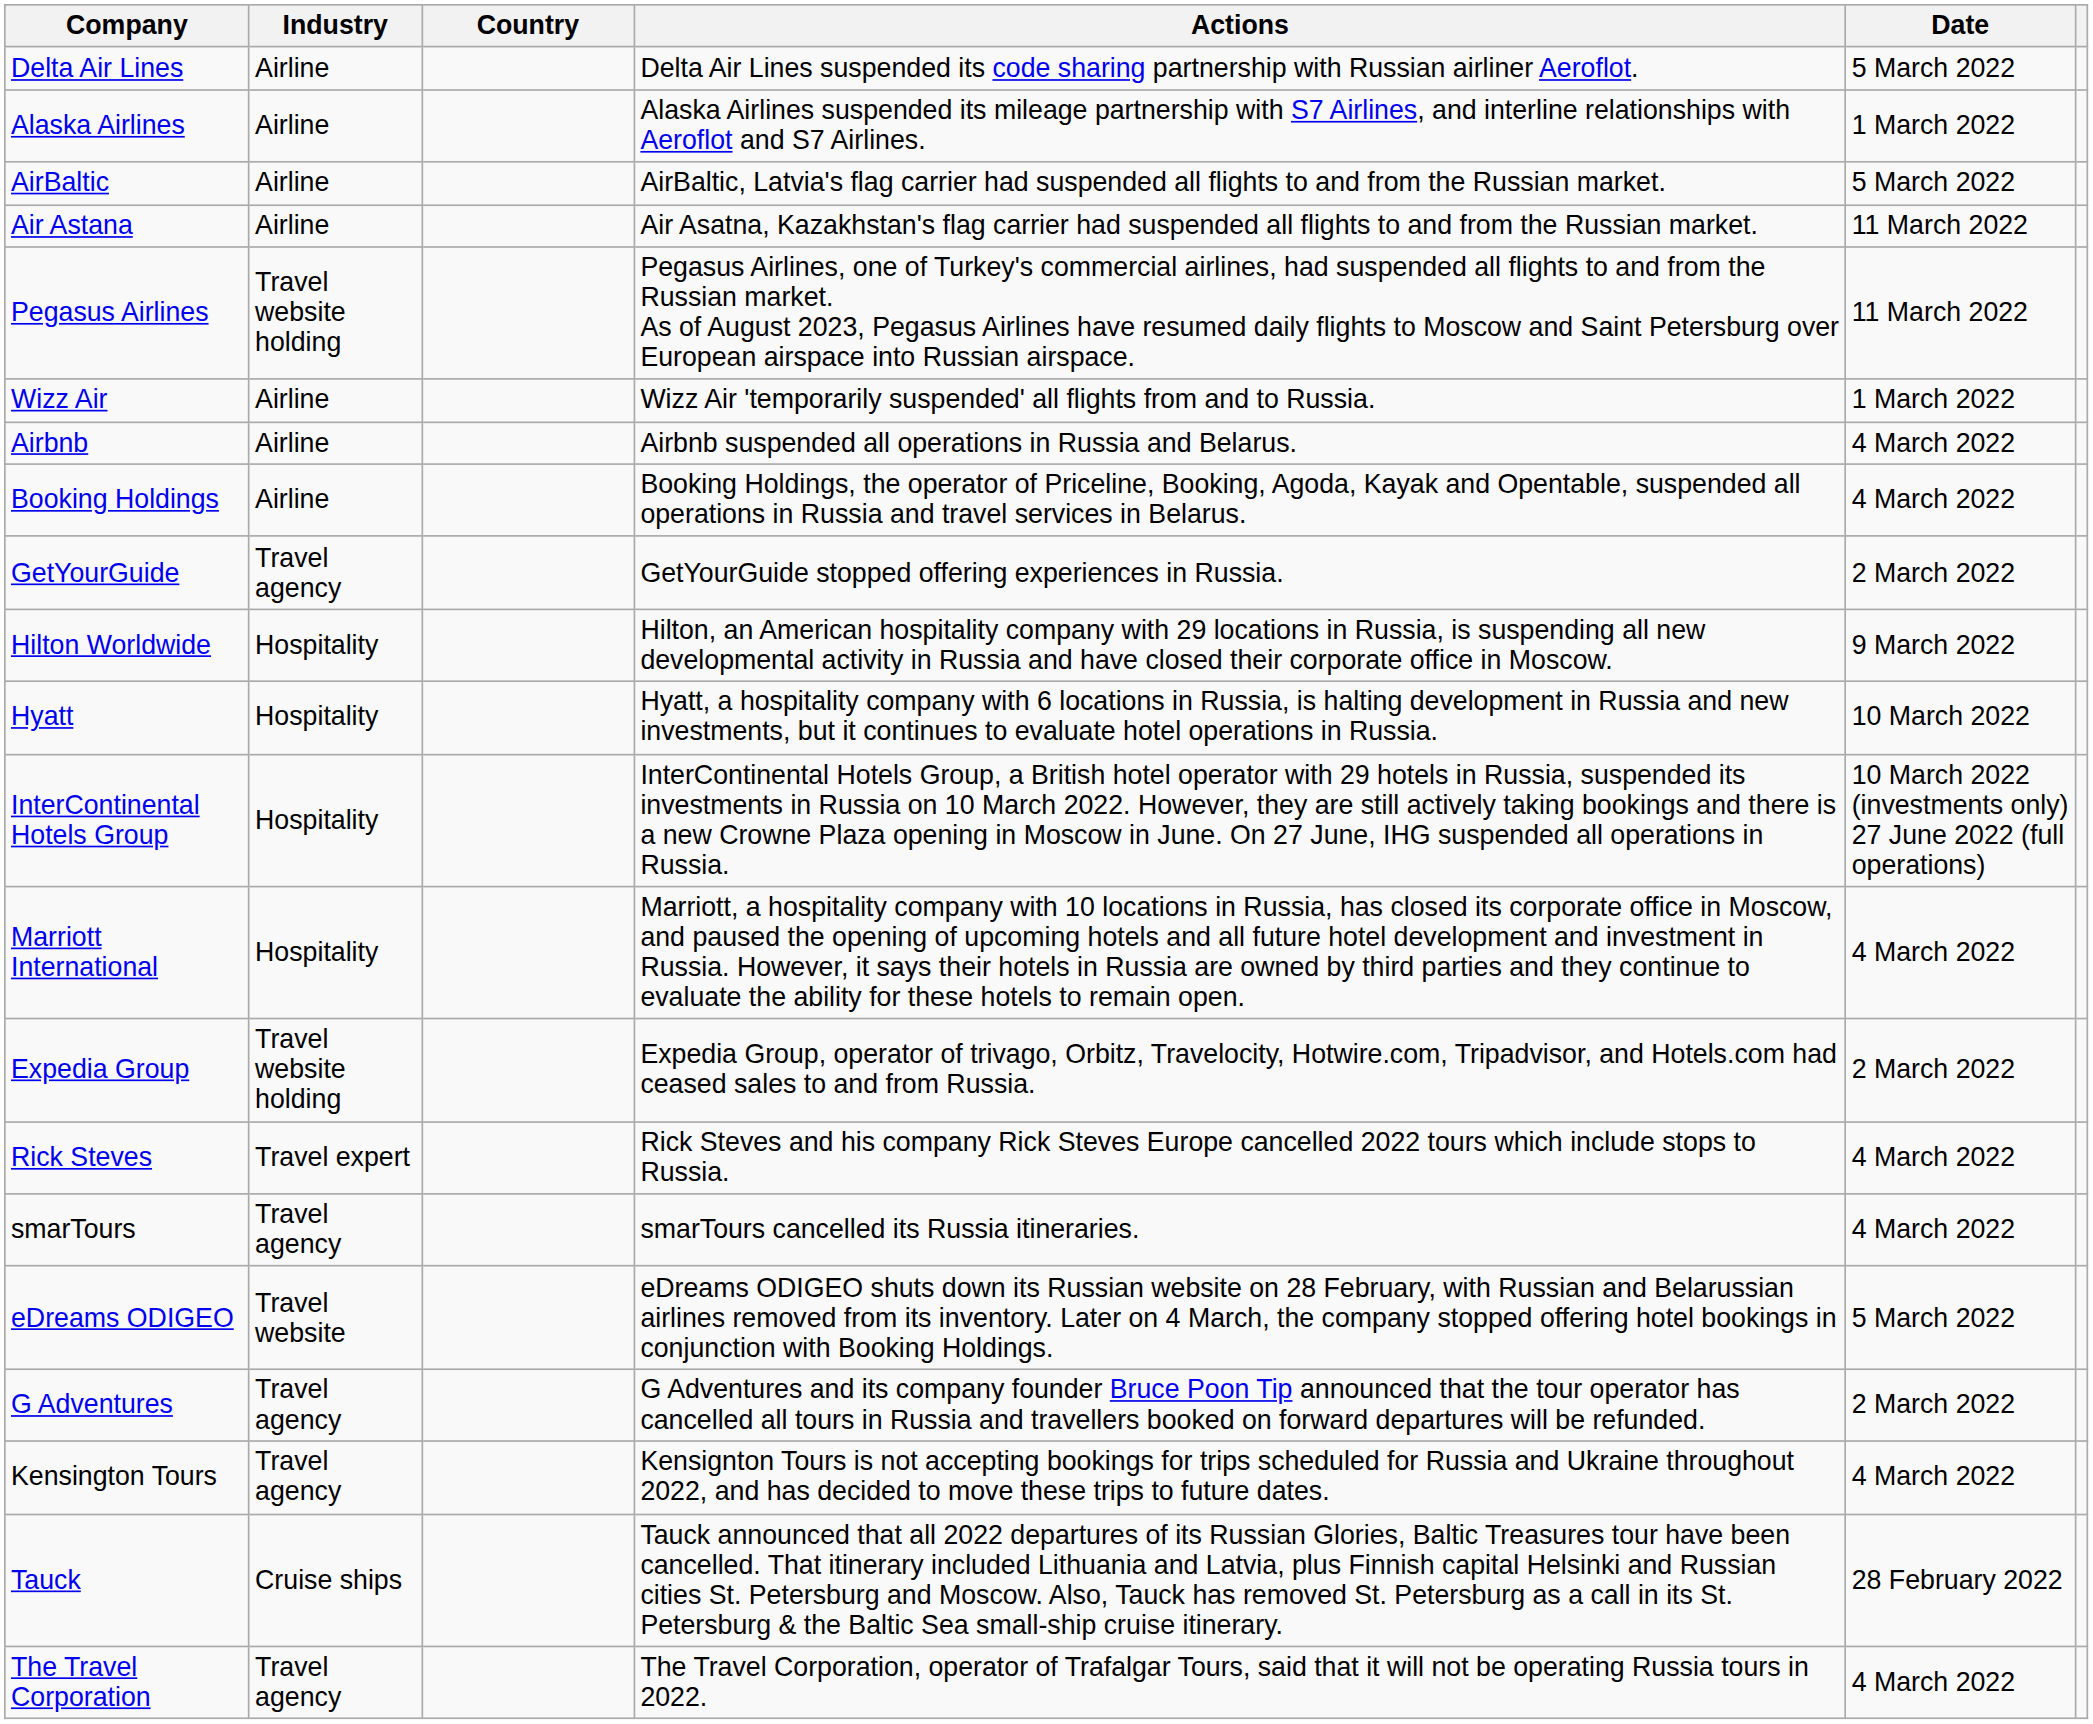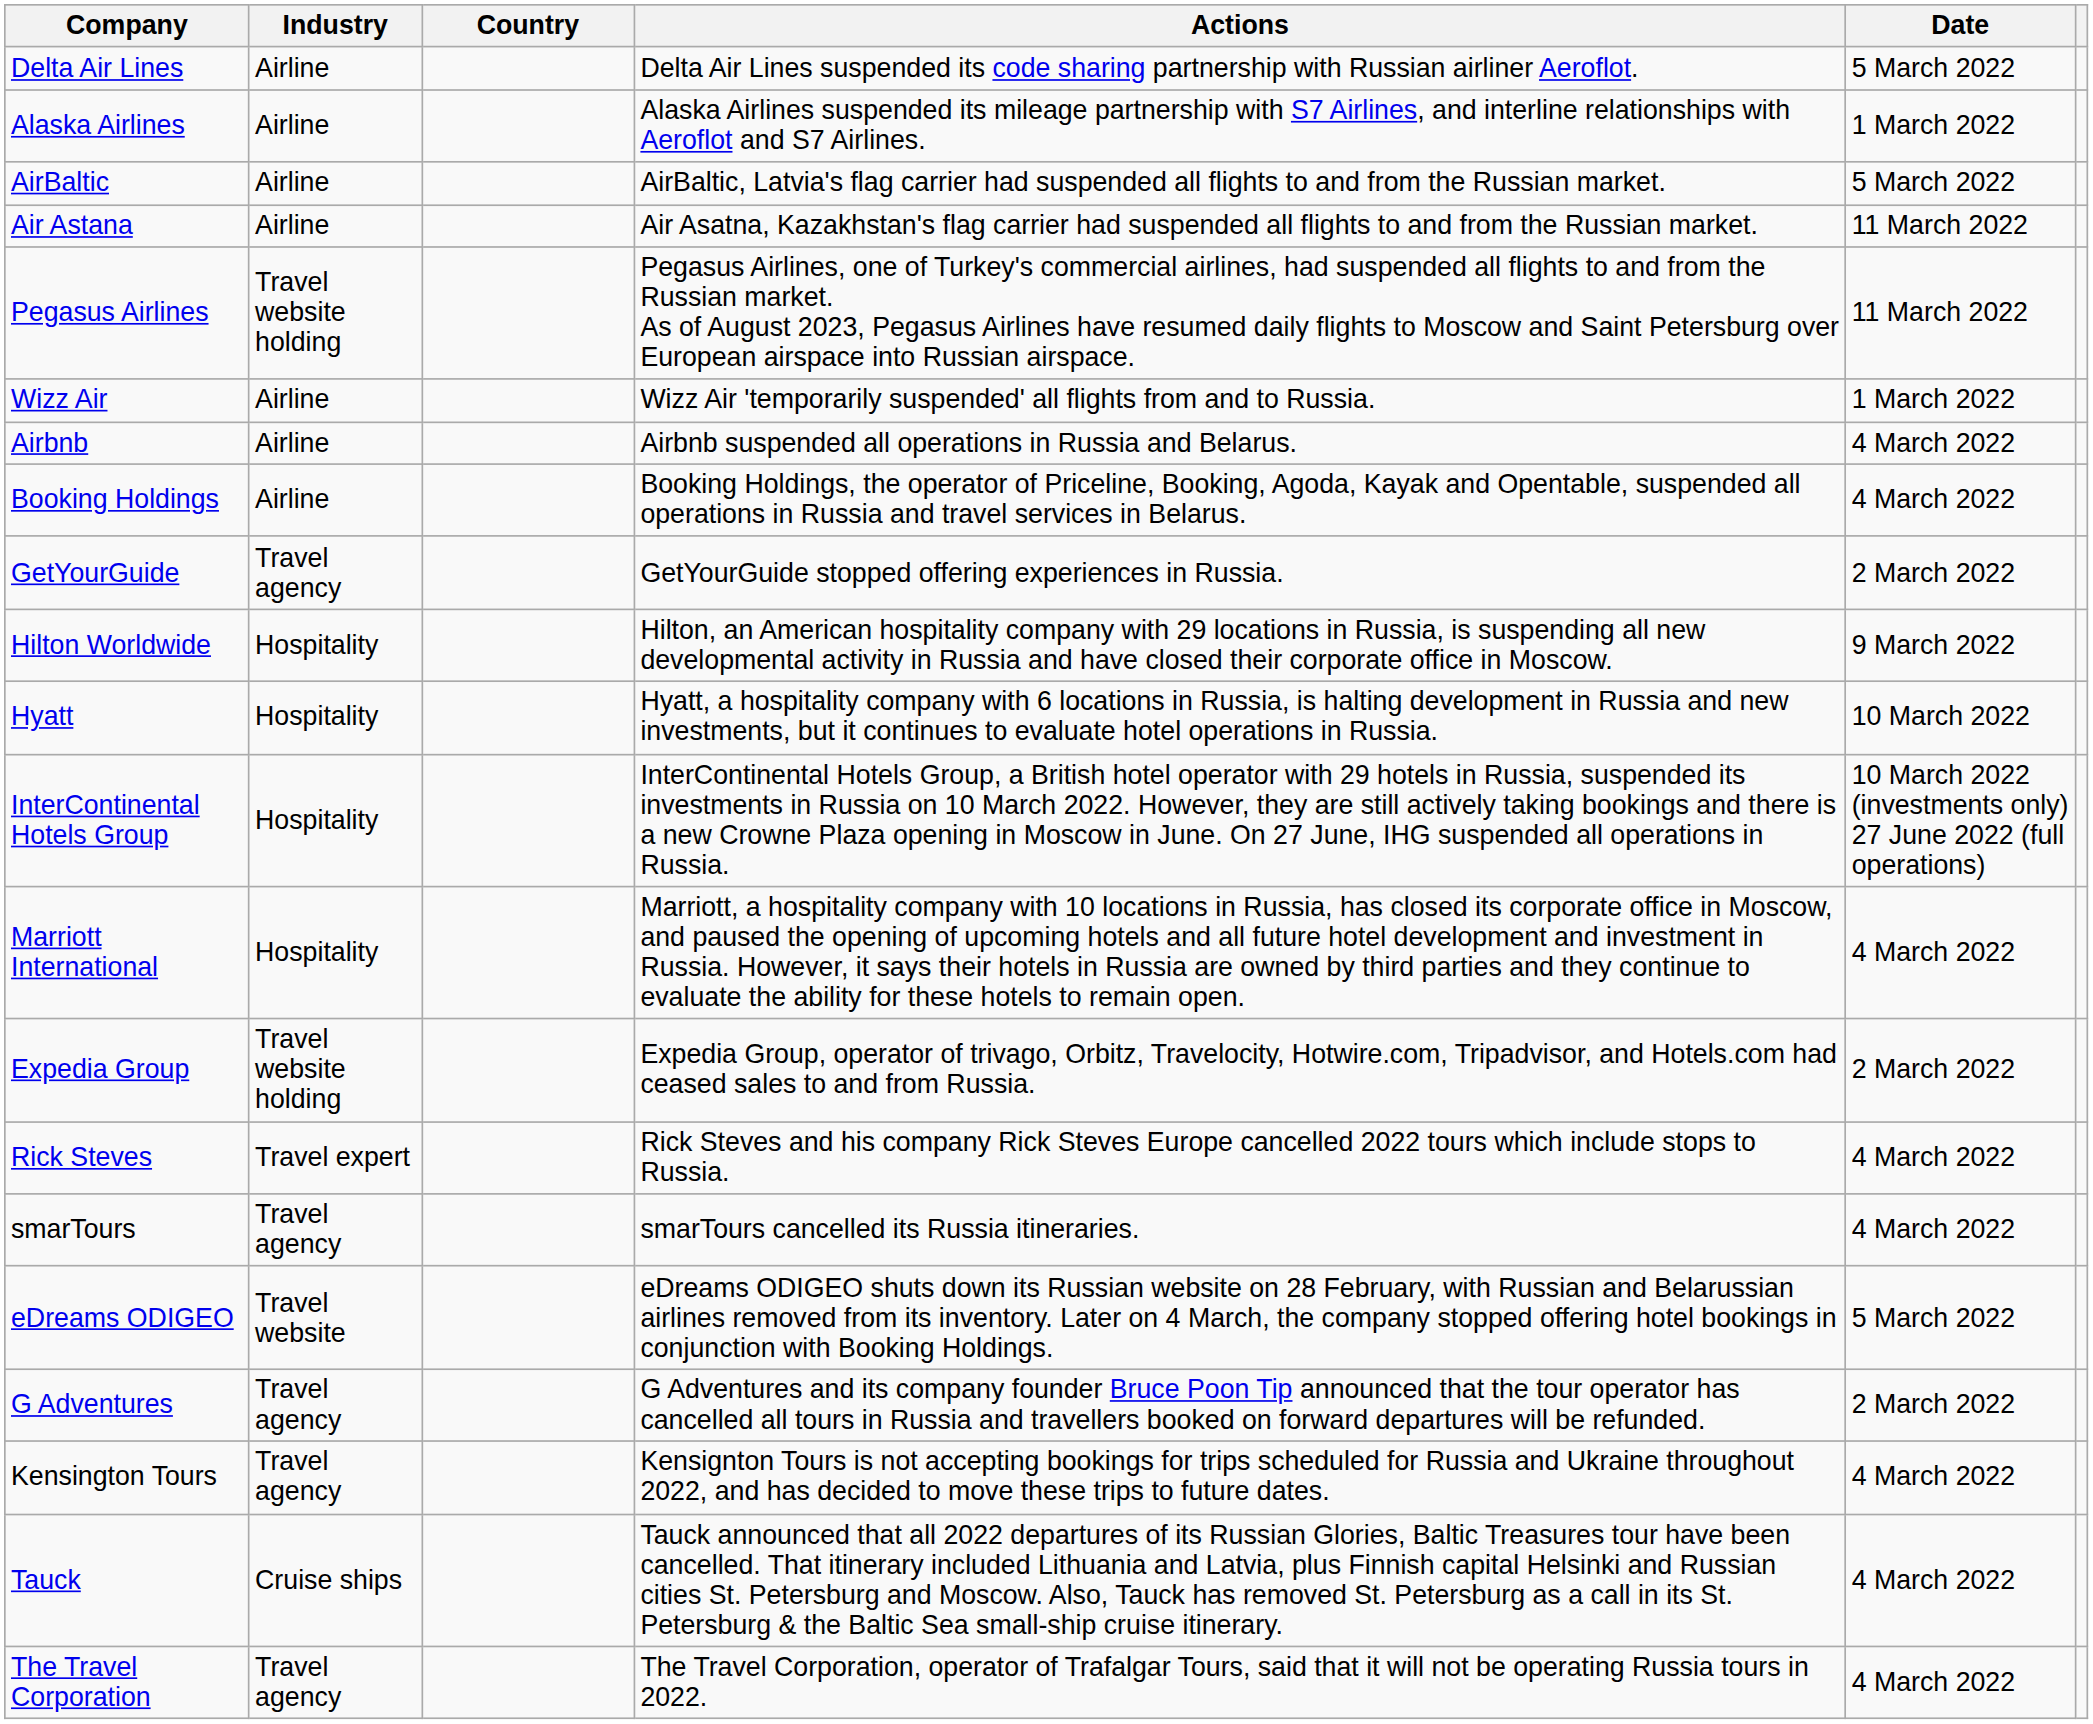(1957, 1579) 28 February 2022 -> (1933, 1579) 4 March 2022
